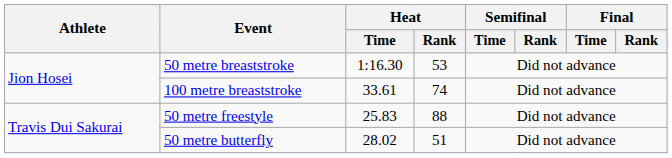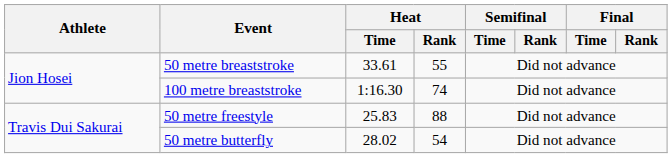(380, 65) 1:16.30 -> (380, 65) 33.61
(439, 65) 53 -> (439, 65) 55
(380, 90) 33.61 -> (380, 90) 1:16.30
(439, 140) 51 -> (439, 140) 54
